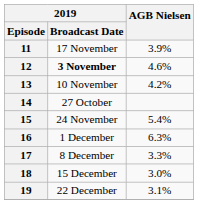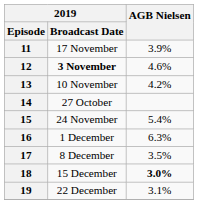(160, 155) 3.3% -> (160, 155) 3.5%
(160, 173) normal -> (160, 173) bold
